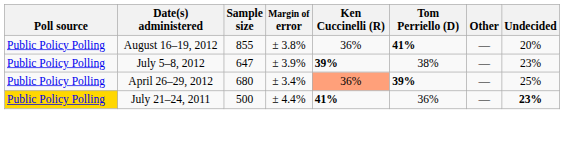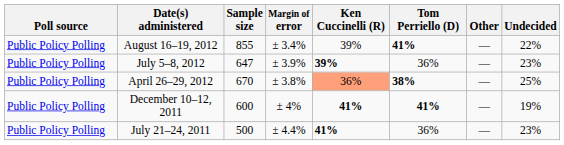(289, 44) ± 3.8% -> (289, 44) ± 3.4%
(351, 44) 36% -> (351, 44) 39%
(530, 44) 20% -> (530, 44) 22%
(428, 63) 38% -> (428, 63) 36%
(245, 81) 680 -> (245, 81) 670
(289, 81) ± 3.4% -> (289, 81) ± 3.8%
(404, 81) 39% -> (404, 81) 38%
+ row: (171, 106)
(56, 99) gold background -> (56, 130) no background
(530, 99) bold -> (530, 130) normal
